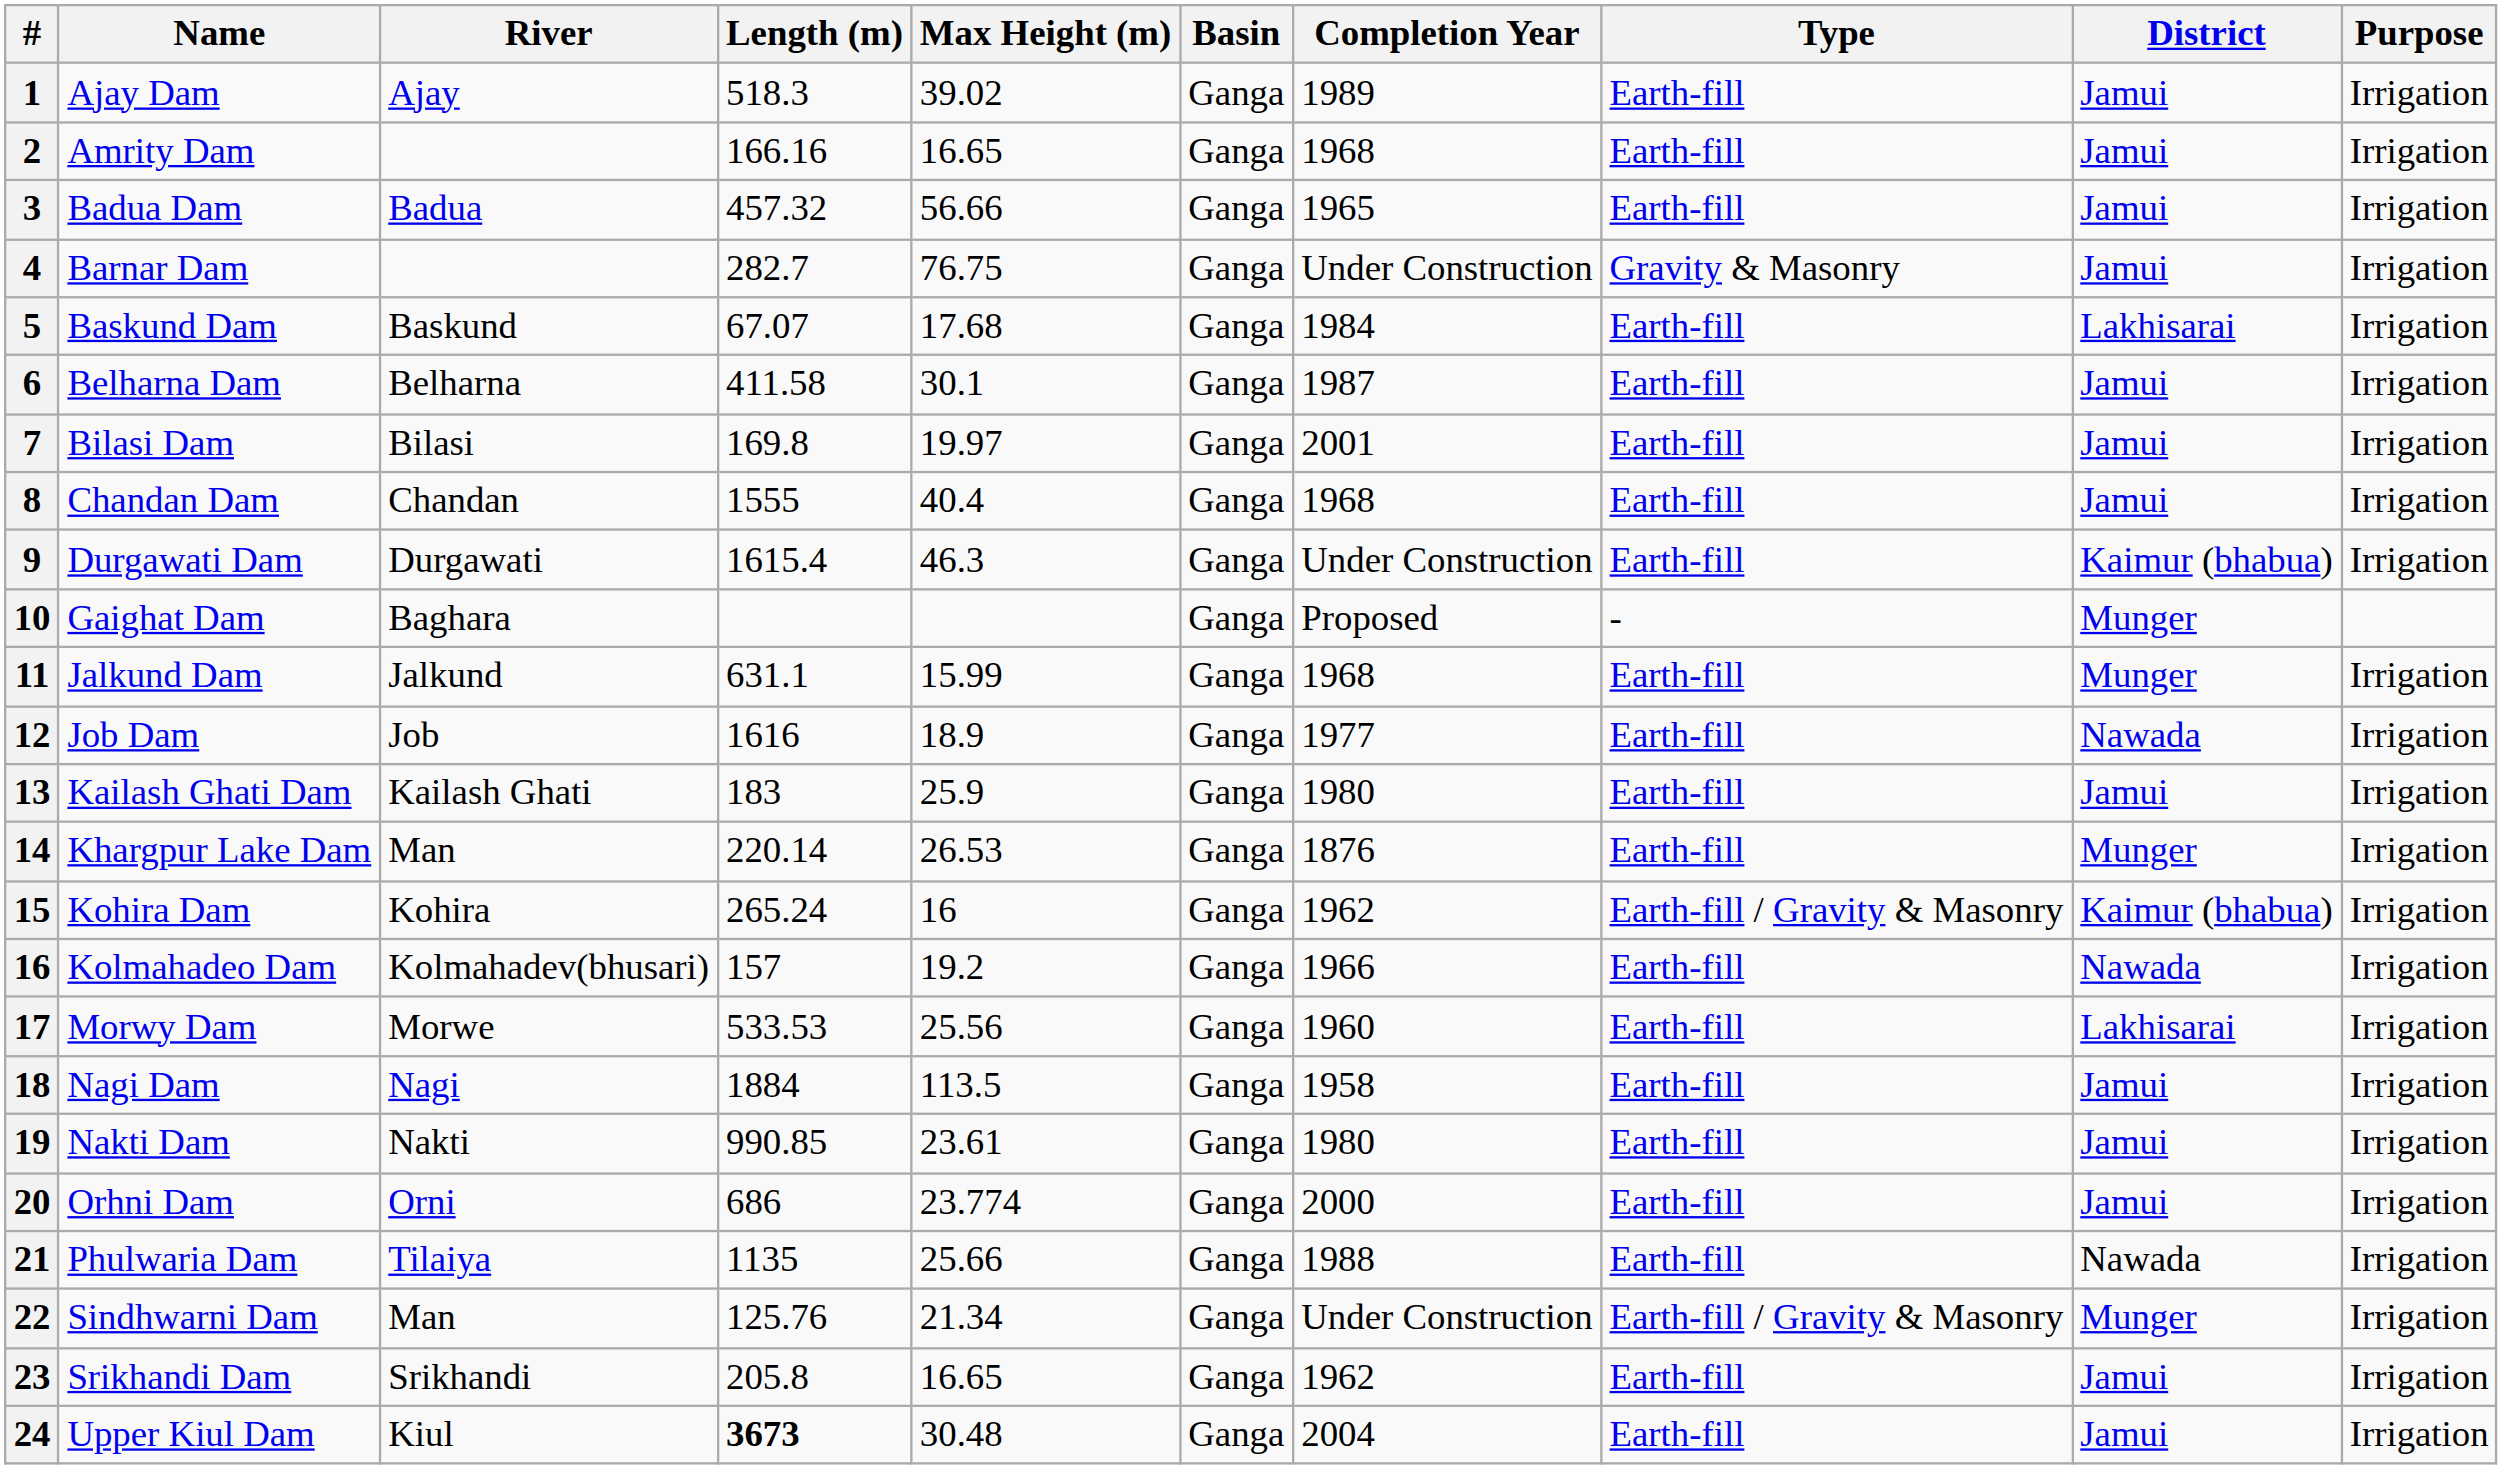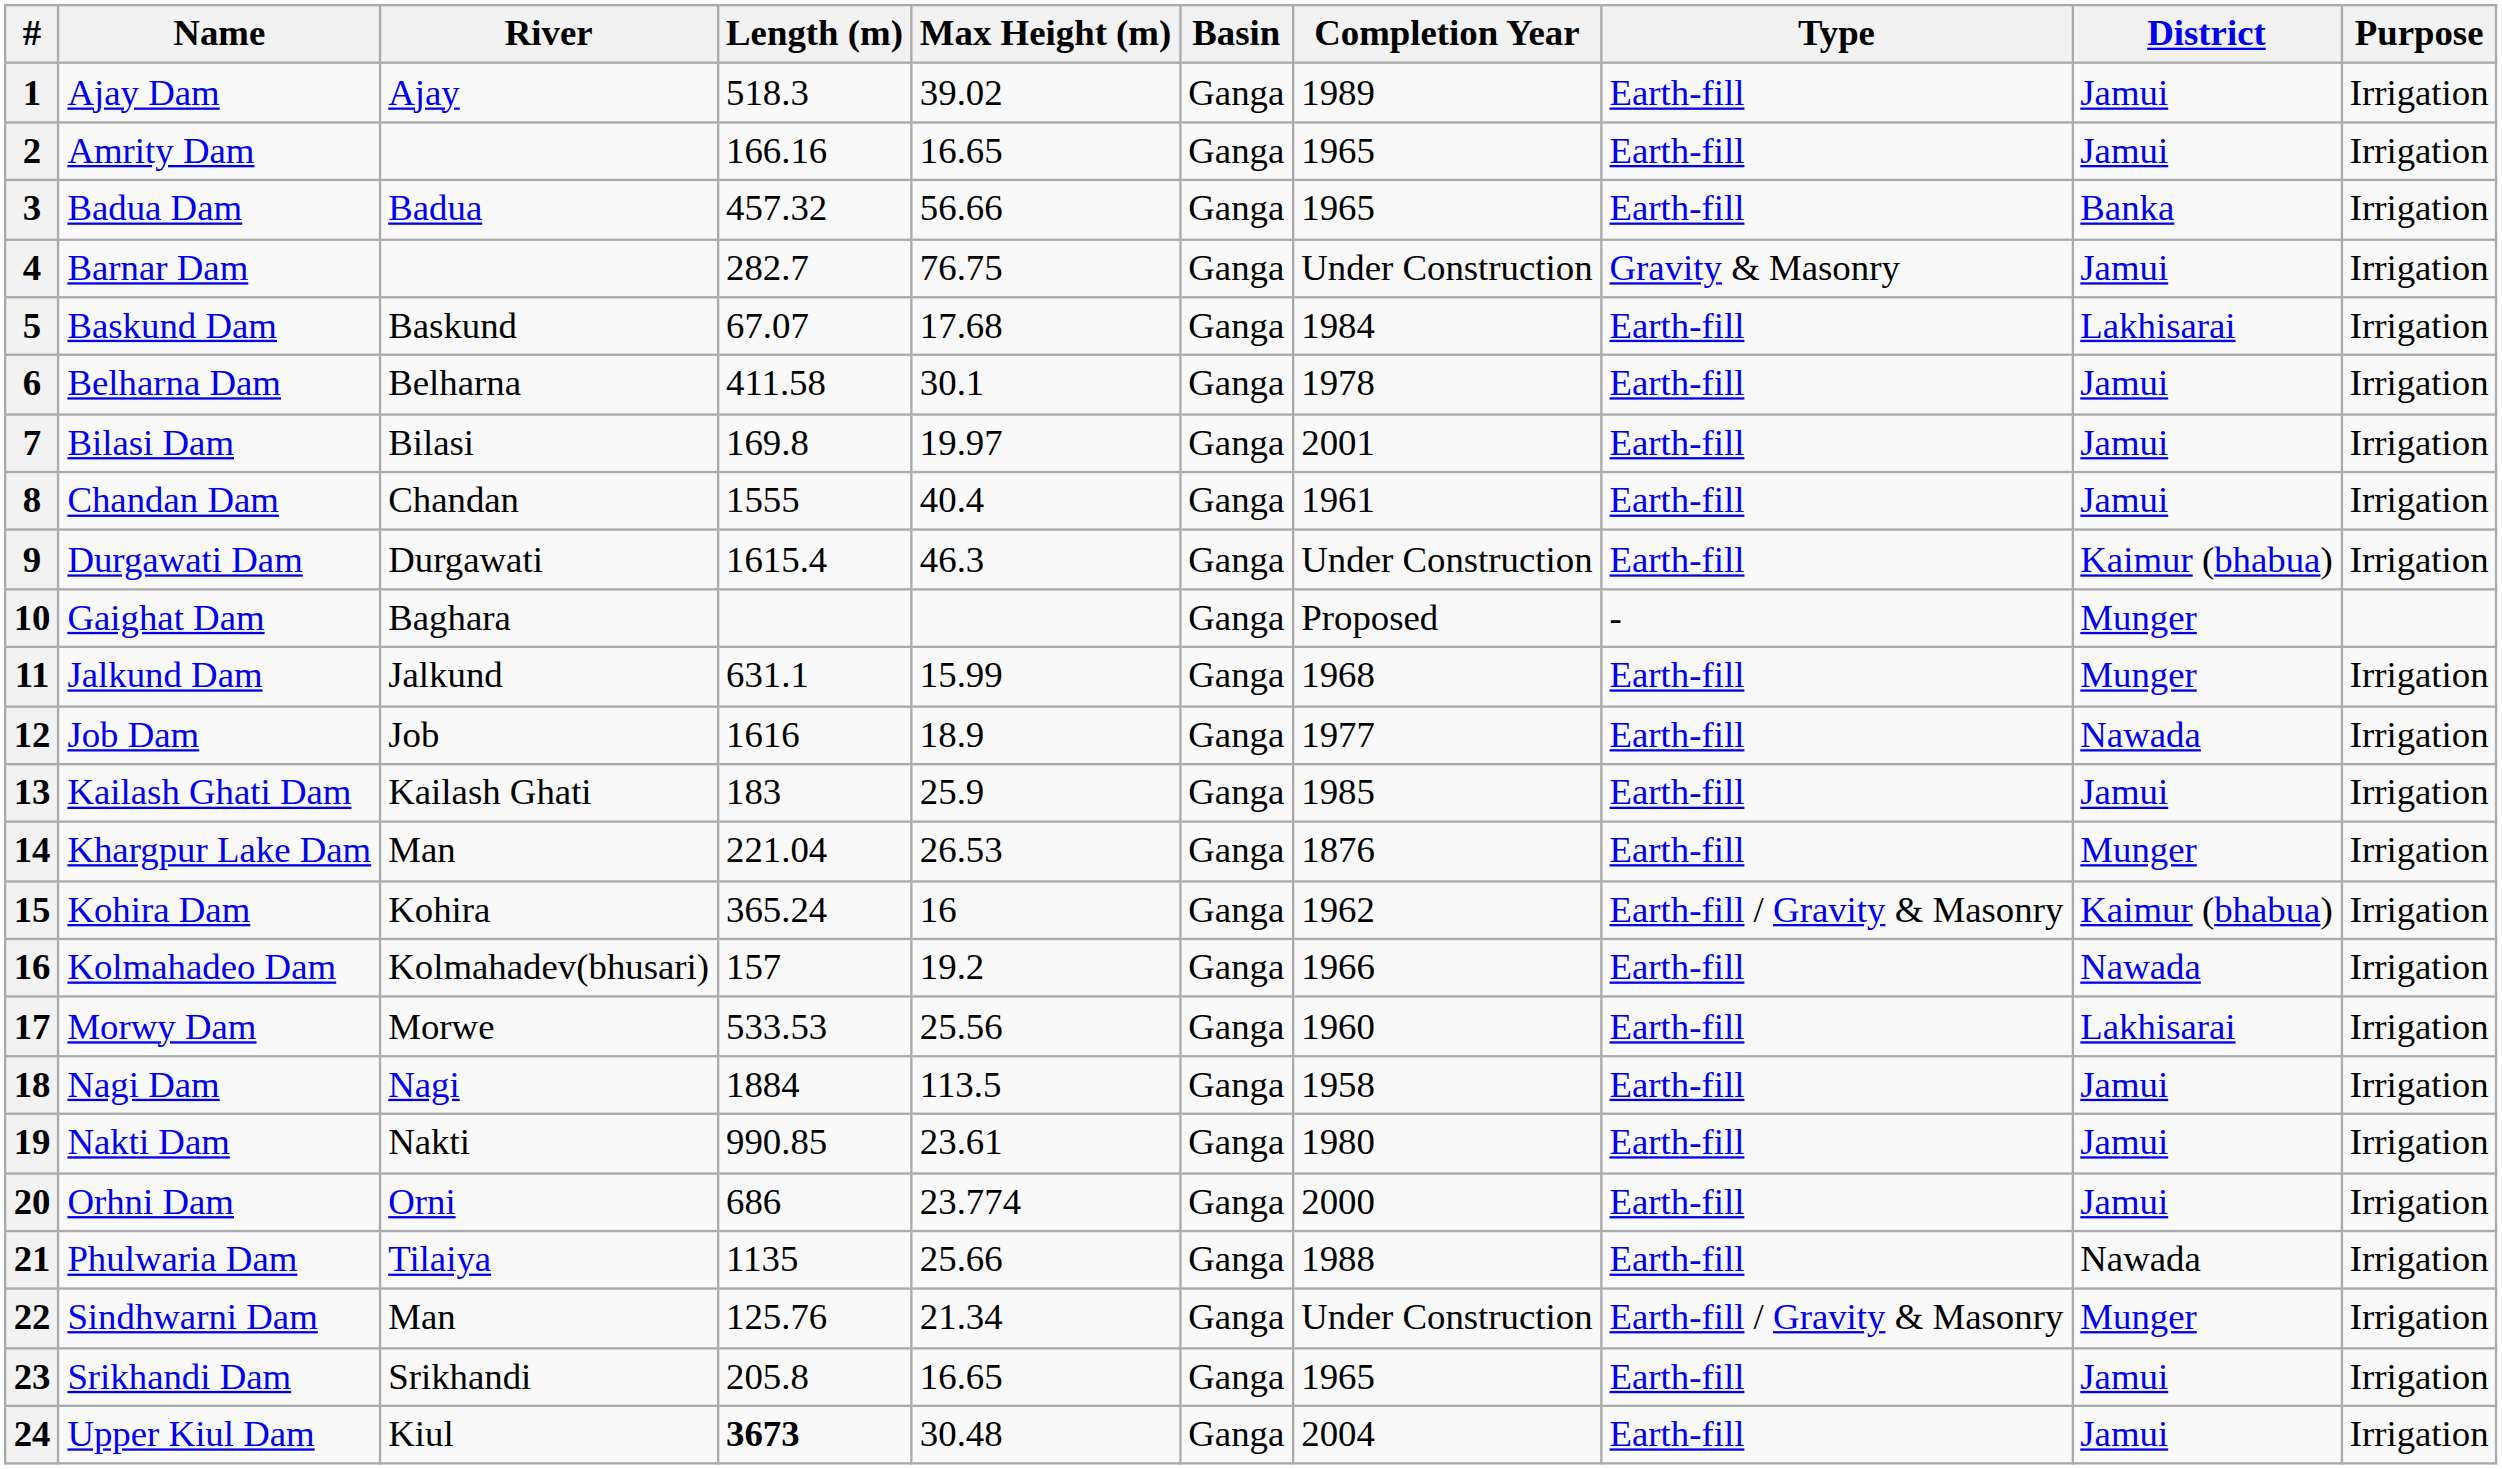(1338, 150) 1968 -> (1338, 150) 1965
(2124, 208) Jamui -> (2127, 208) Banka
(1338, 383) 1987 -> (1338, 383) 1978
(1338, 500) 1968 -> (1338, 500) 1961
(1338, 792) 1980 -> (1338, 792) 1985
(777, 850) 220.14 -> (777, 850) 221.04
(777, 909) 265.24 -> (777, 909) 365.24
(1338, 1376) 1962 -> (1338, 1376) 1965
